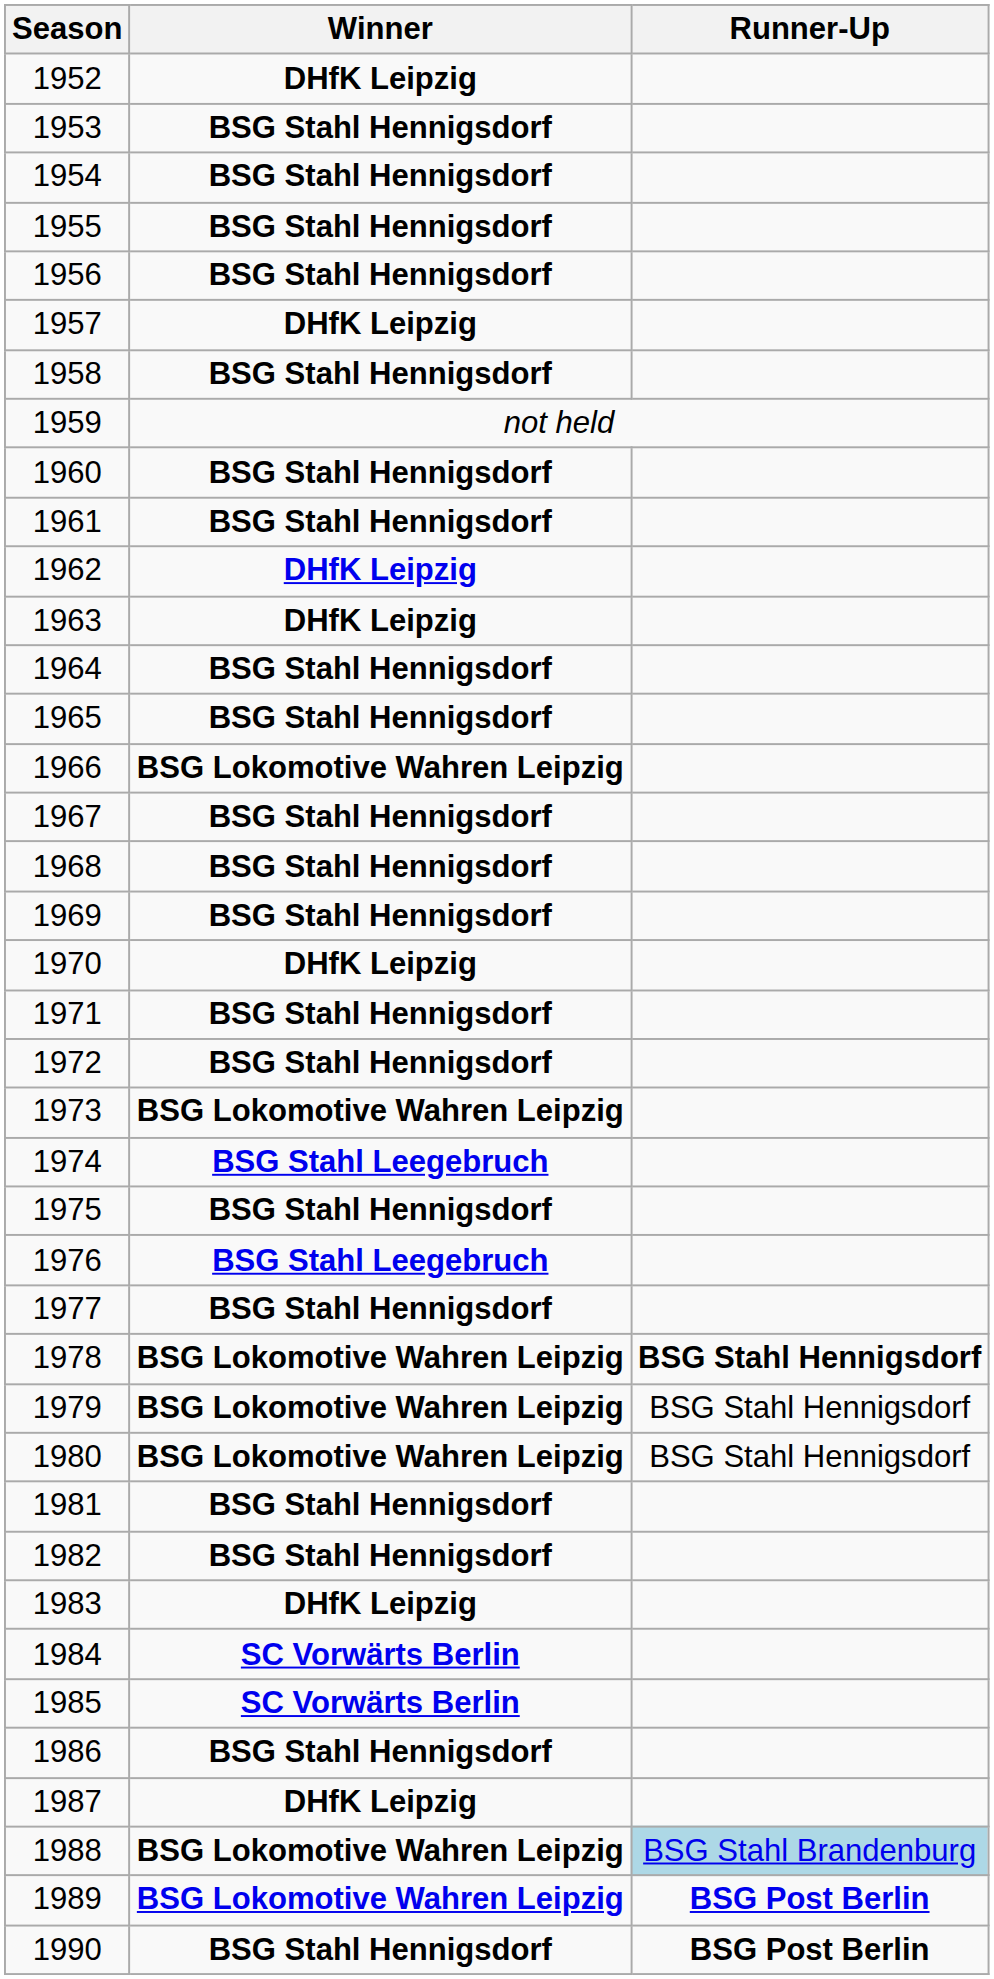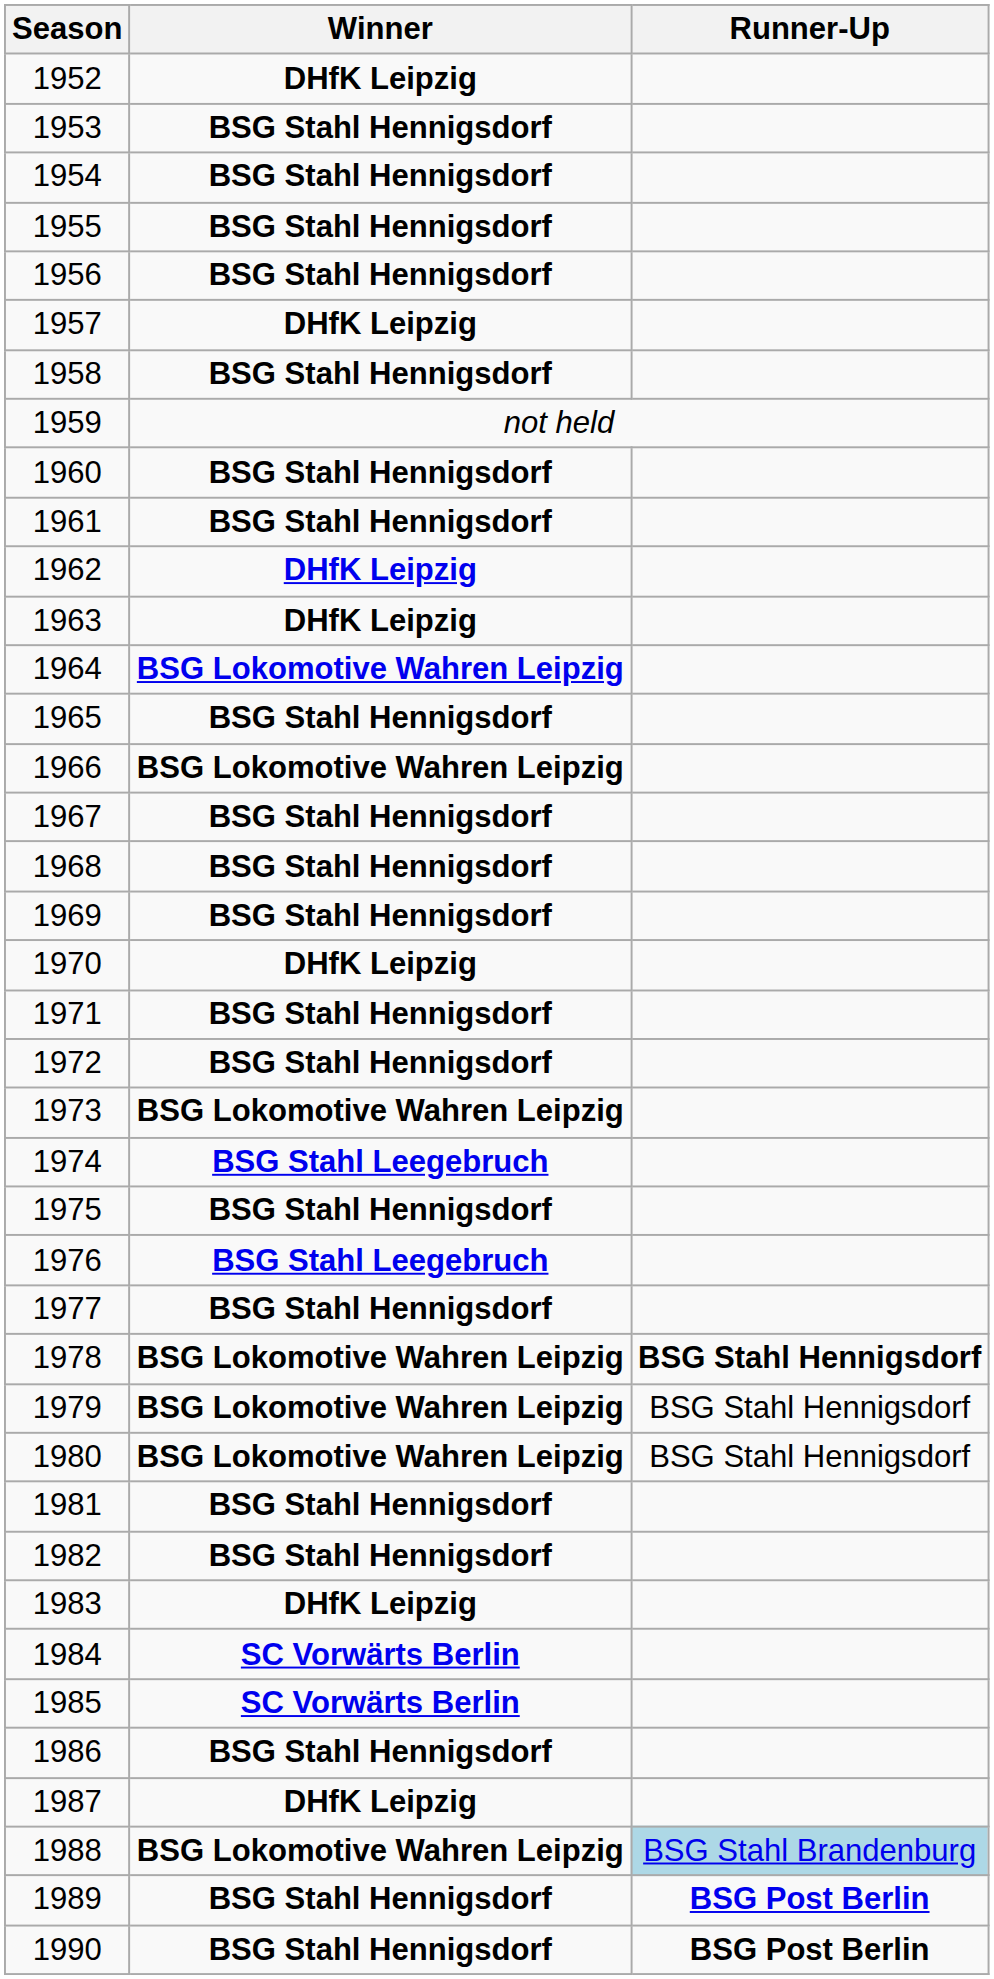(380, 669) BSG Stahl Hennigsdorf -> (380, 669) BSG Lokomotive Wahren Leipzig
(380, 1899) BSG Lokomotive Wahren Leipzig -> (380, 1899) BSG Stahl Hennigsdorf
